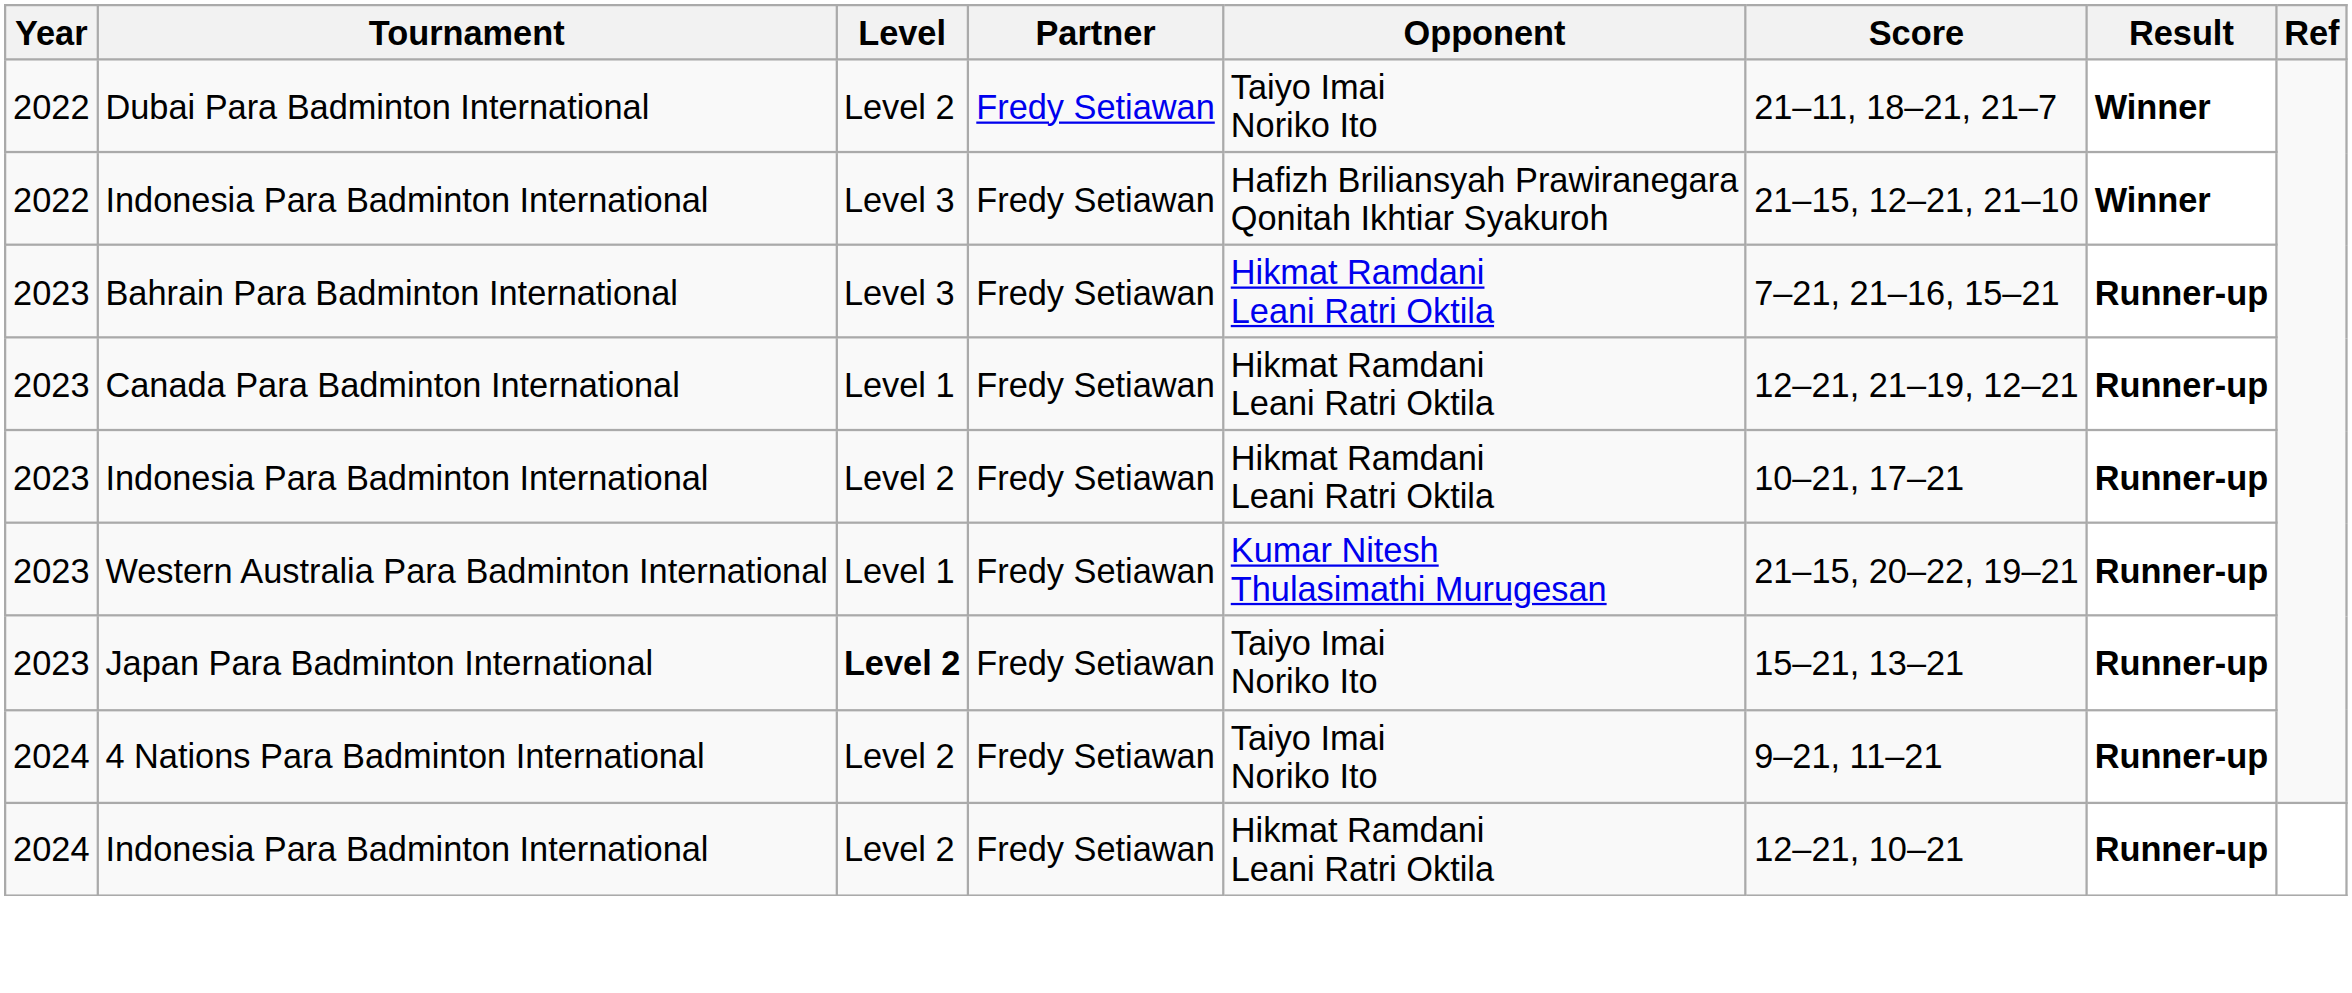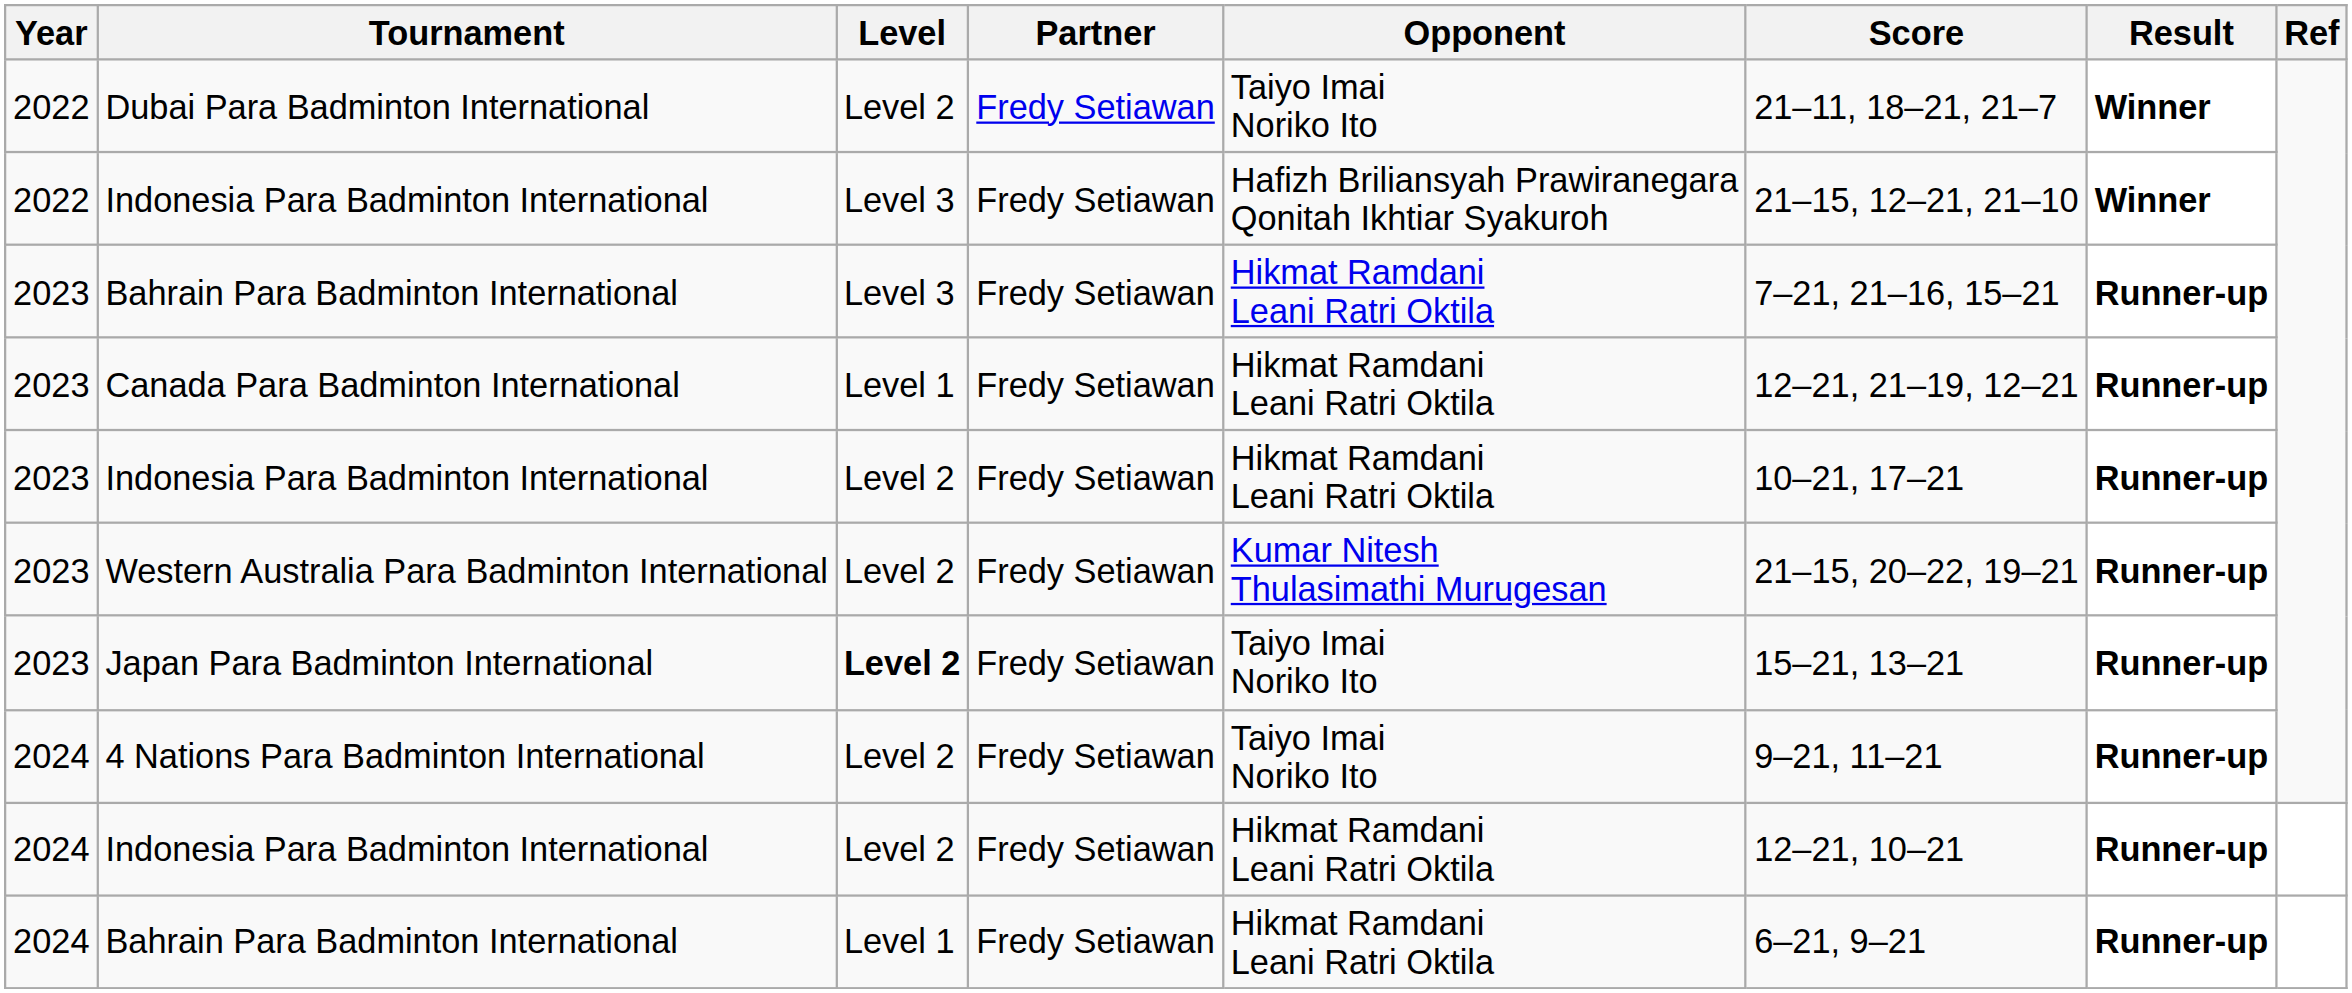(899, 570) Level 1 -> (899, 570) Level 2
+ row: (51, 941)
